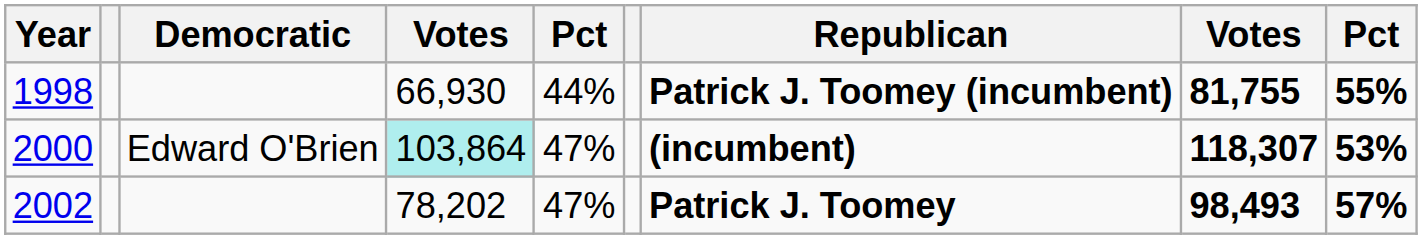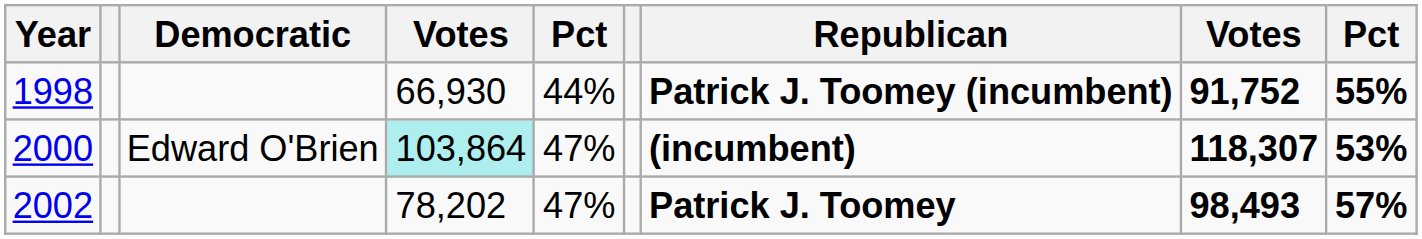(1245, 91) 81,755 -> (1245, 91) 91,752
